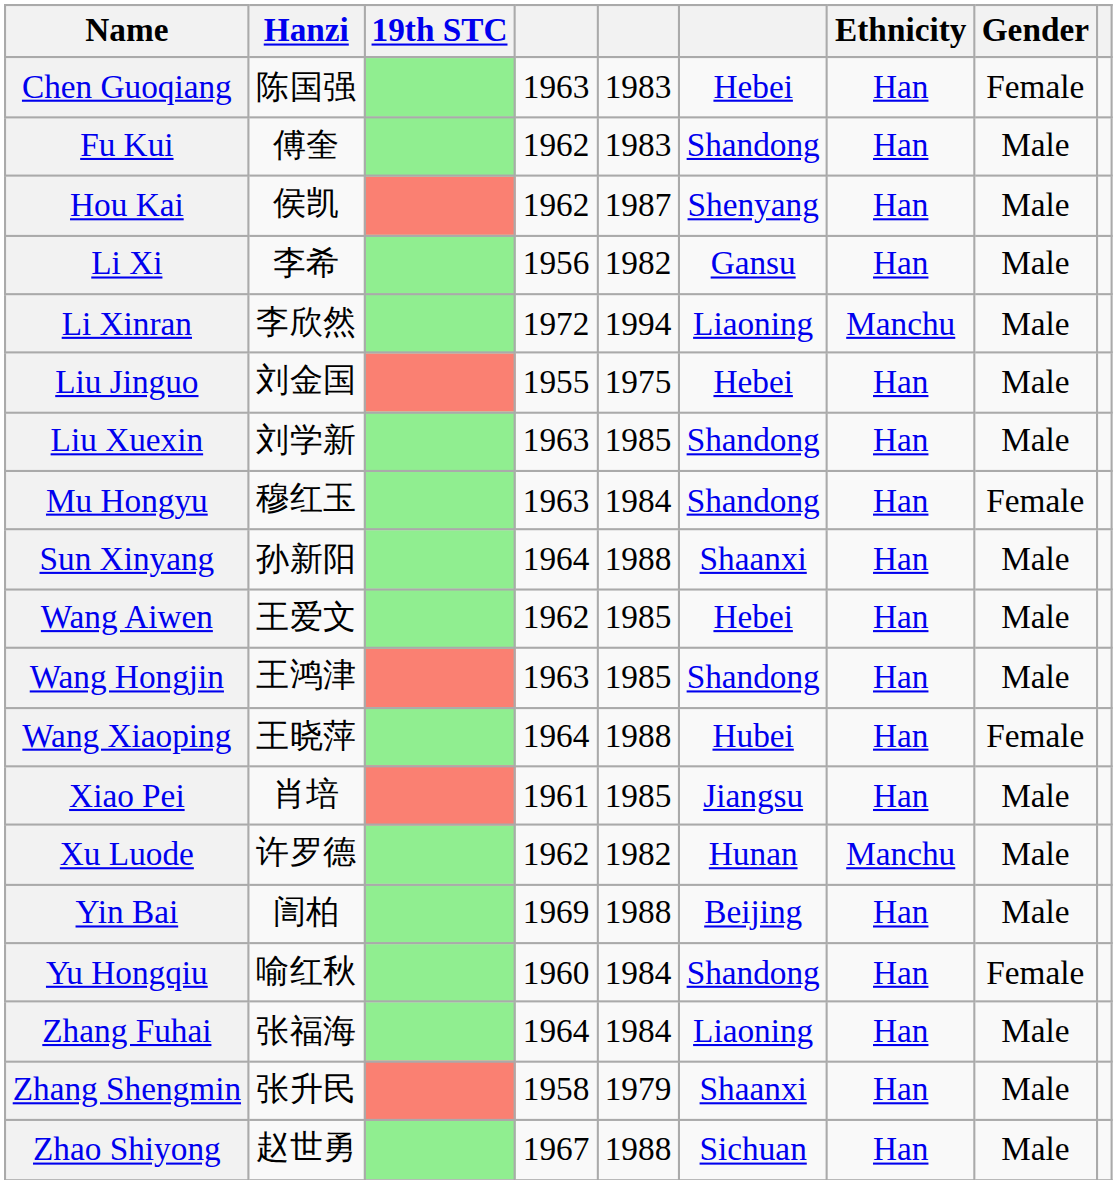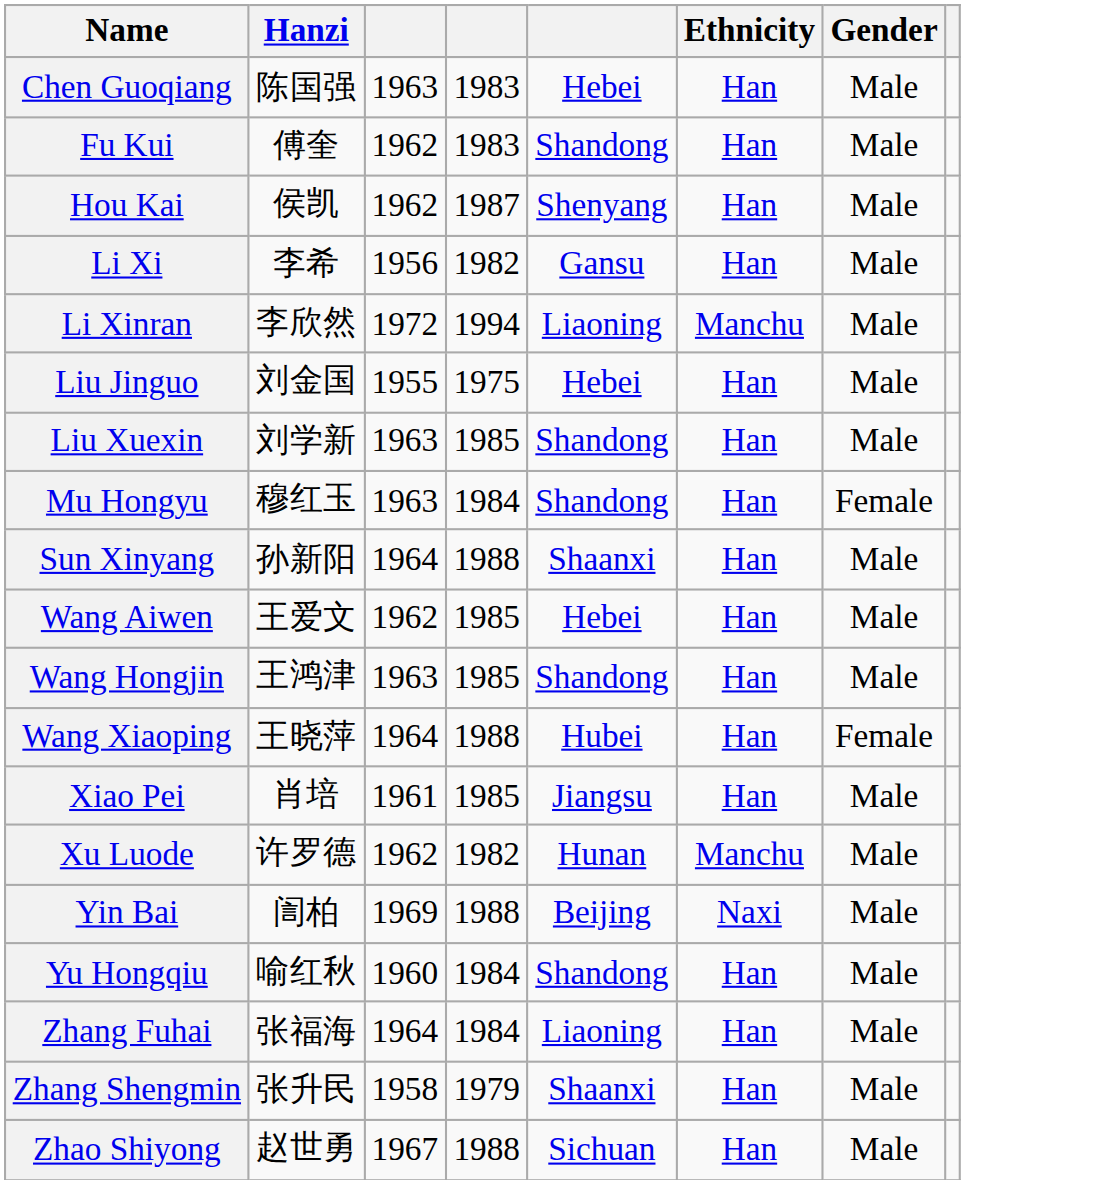- column: (440, 30)
(1035, 86) Female -> (884, 86) Male
(901, 913) Han -> (749, 913) Naxi
(1035, 972) Female -> (884, 972) Male
